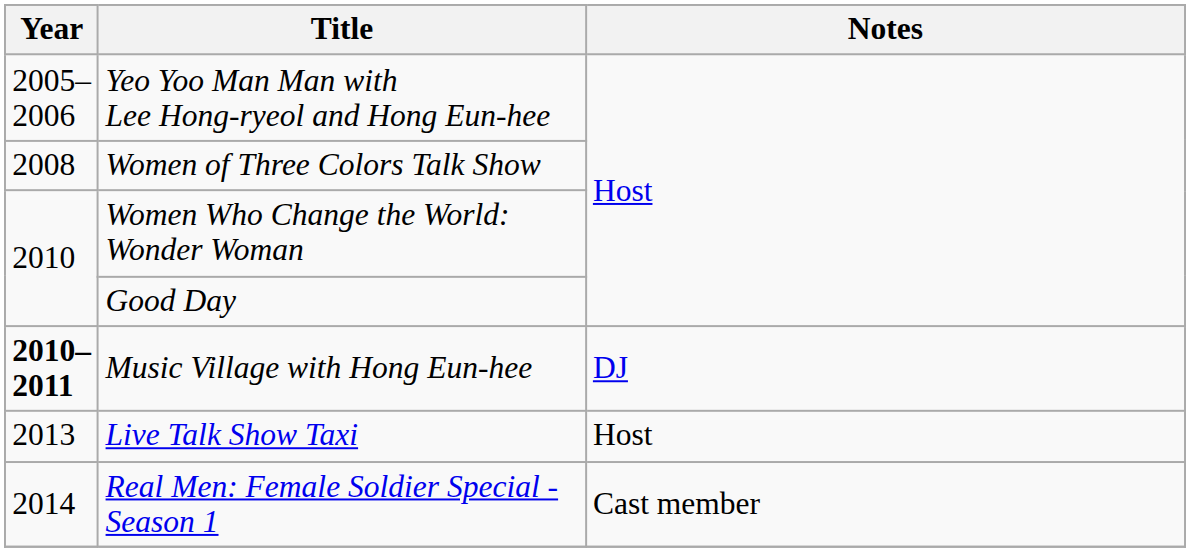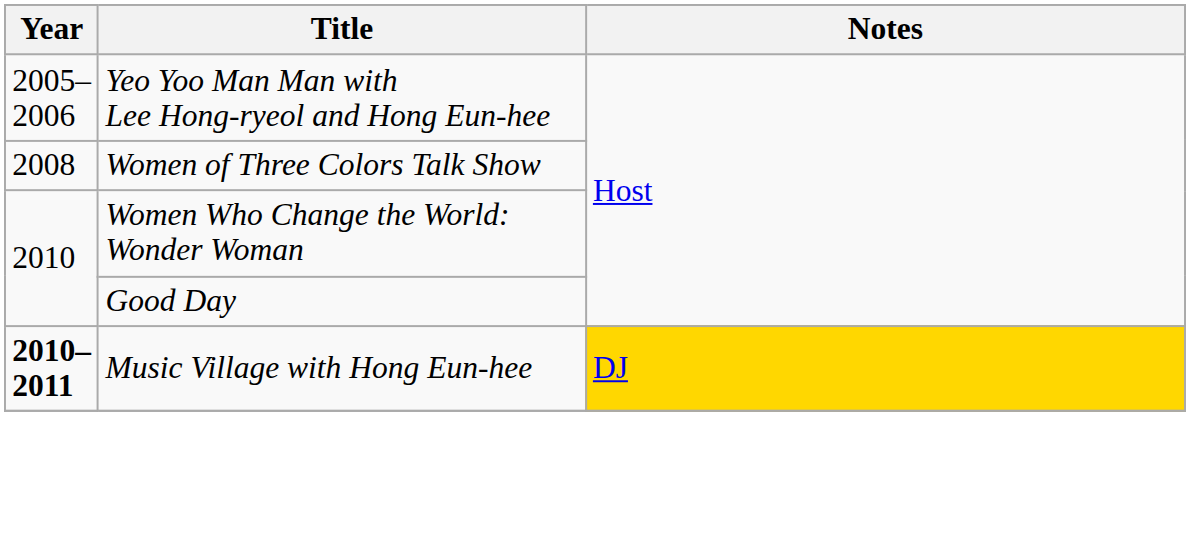(610, 368) no background -> (610, 368) gold background
- row: (232, 435)
- row: (332, 503)
